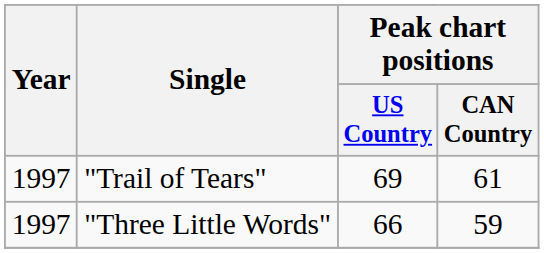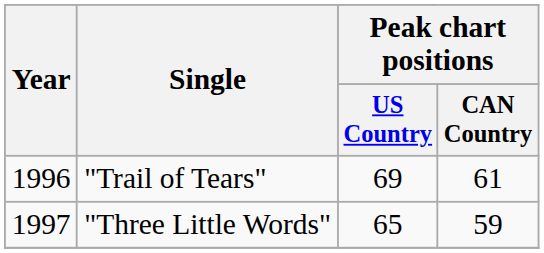(41, 178) 1997 -> (41, 178) 1996
(388, 224) 66 -> (388, 224) 65
